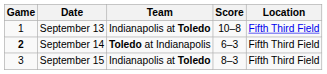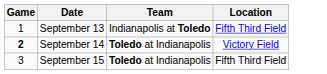- column: (230, 12)
(284, 45) Fifth Third Field -> (251, 45) Victory Field
(160, 61) Indianapolis at Toledo -> (160, 61) Toledo at Indianapolis
